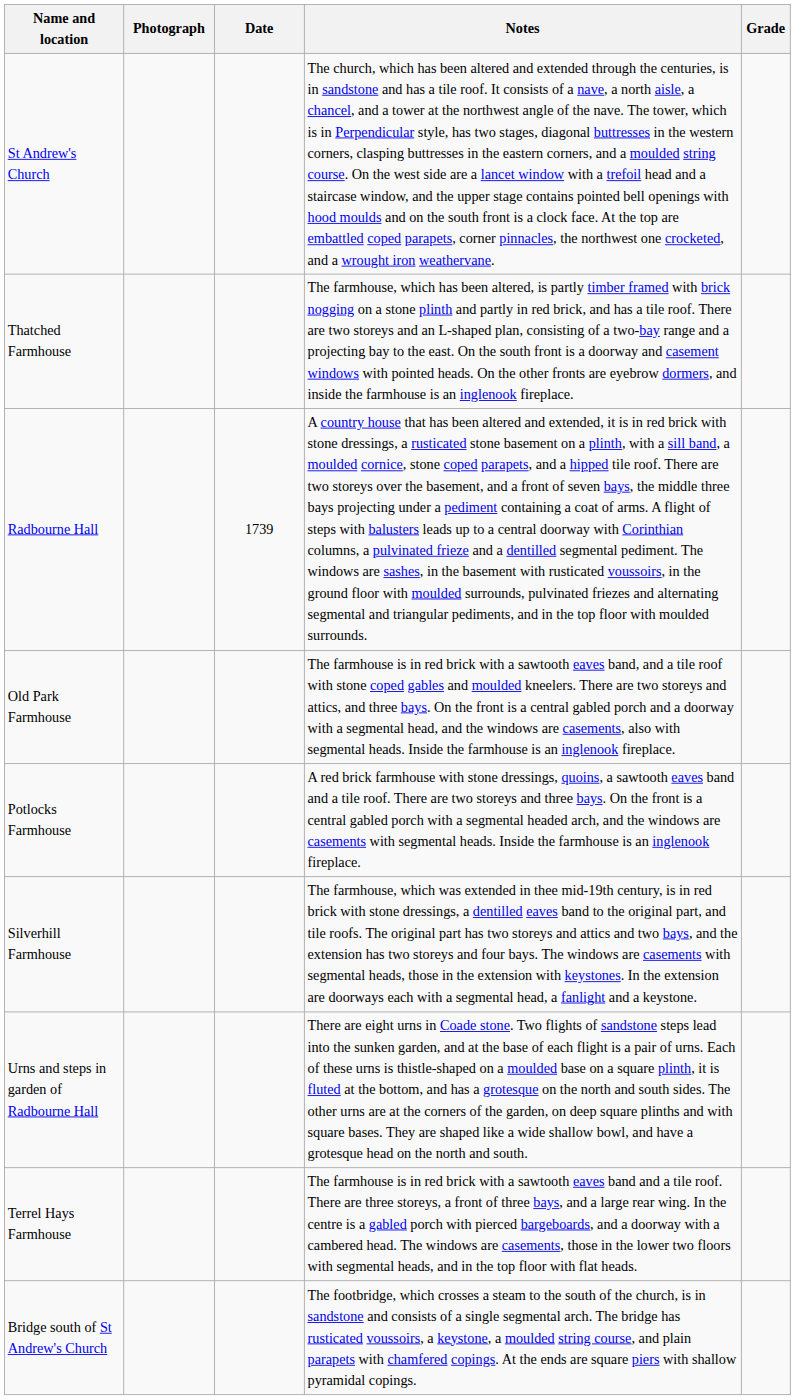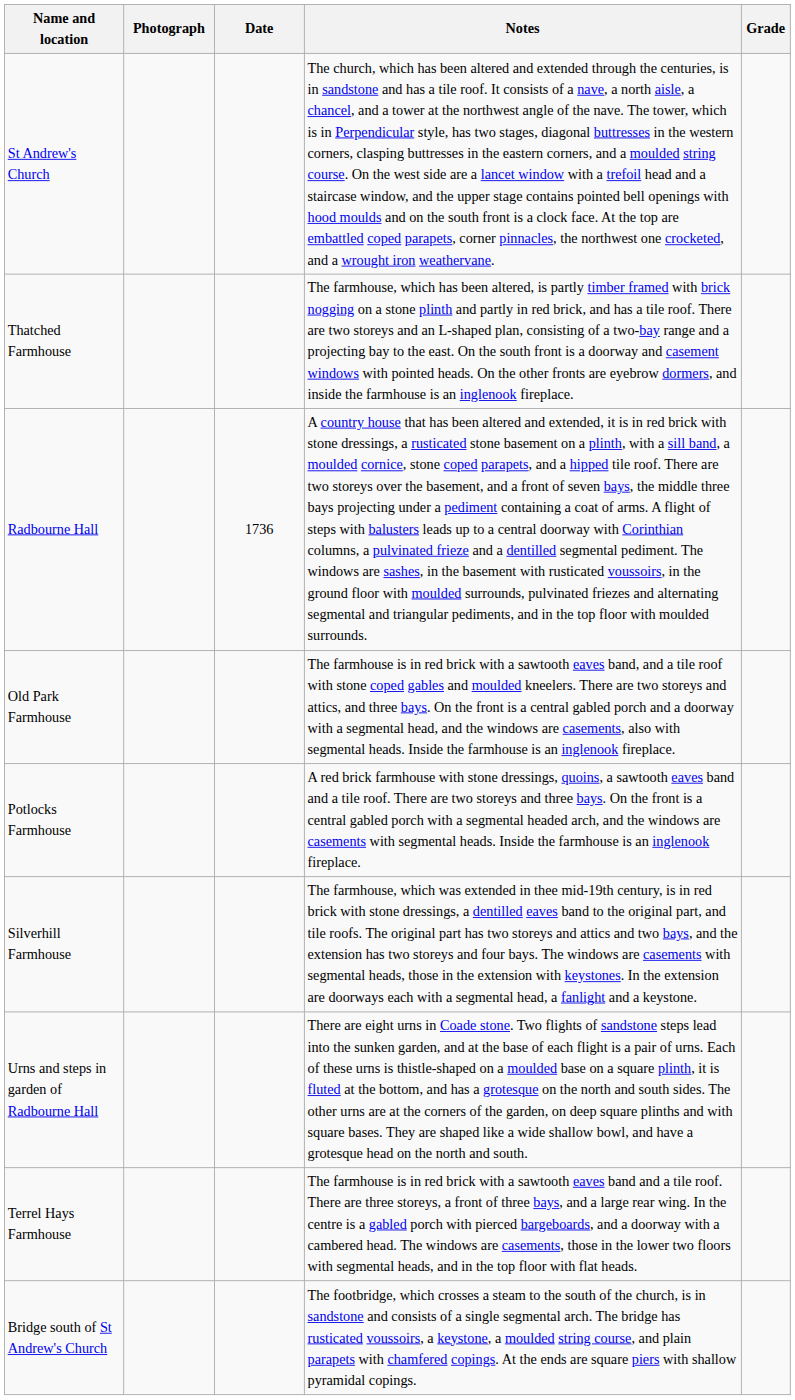(259, 529) 1739 -> (259, 529) 1736
